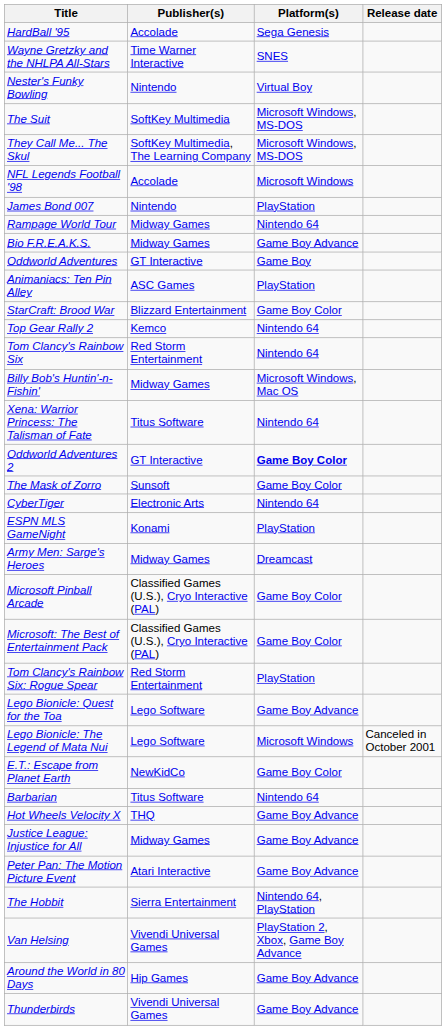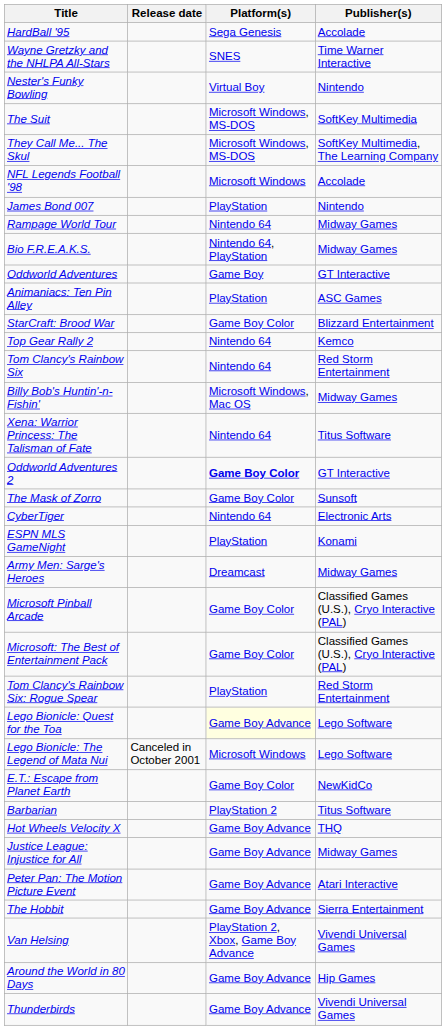columns swapped: (191, 13) <-> (402, 13)
(308, 242) Game Boy Advance -> (242, 249) Nintendo 64, PlayStation
(308, 710) no background -> (260, 723) lightyellow background
(288, 797) Nintendo 64 -> (243, 810) PlayStation 2
(289, 902) Nintendo 64, PlayStation -> (260, 909) Game Boy Advance
